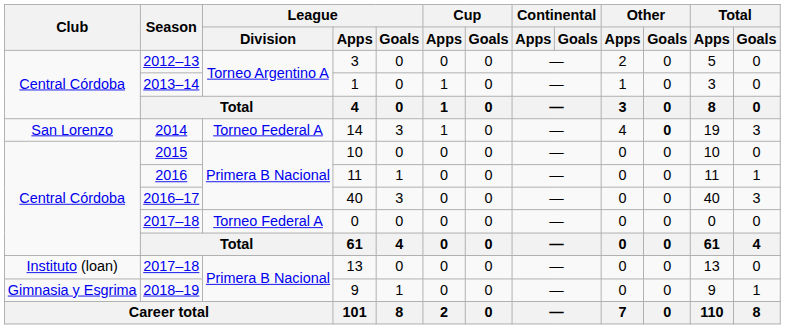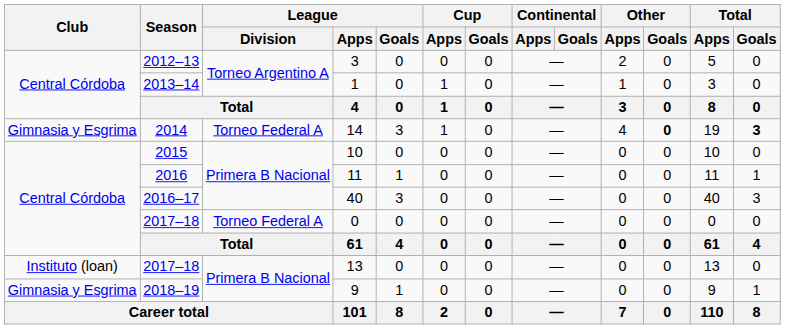(72, 130) San Lorenzo -> (72, 130) Gimnasia y Esgrima
(756, 130) normal -> (756, 130) bold
